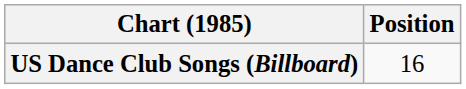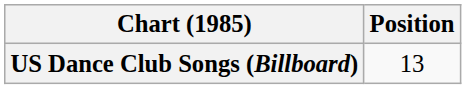(412, 63) 16 -> (412, 63) 13
